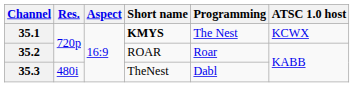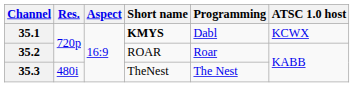(216, 33) The Nest -> (205, 33) Dabl
(205, 71) Dabl -> (216, 71) The Nest
